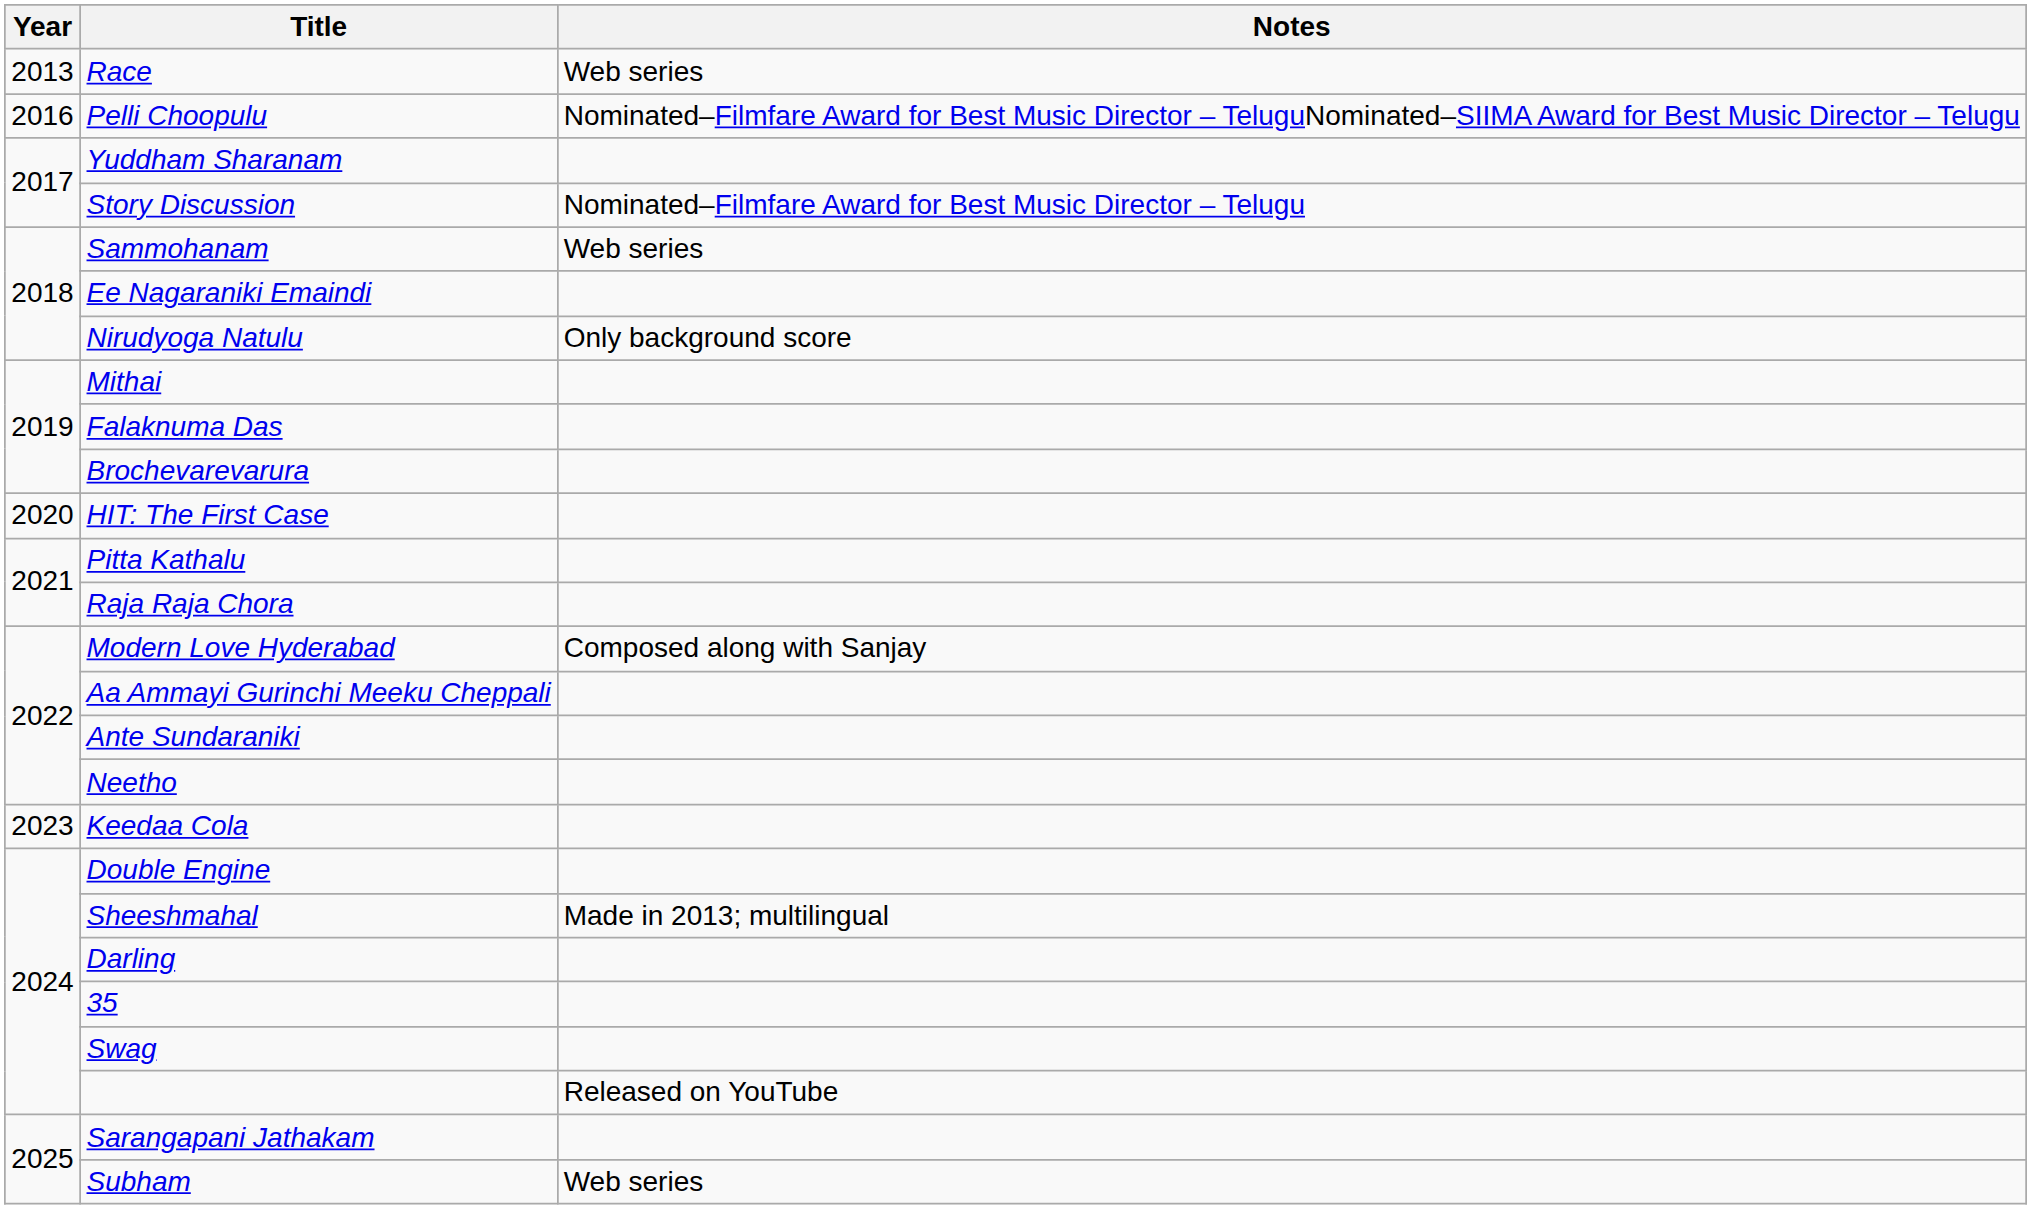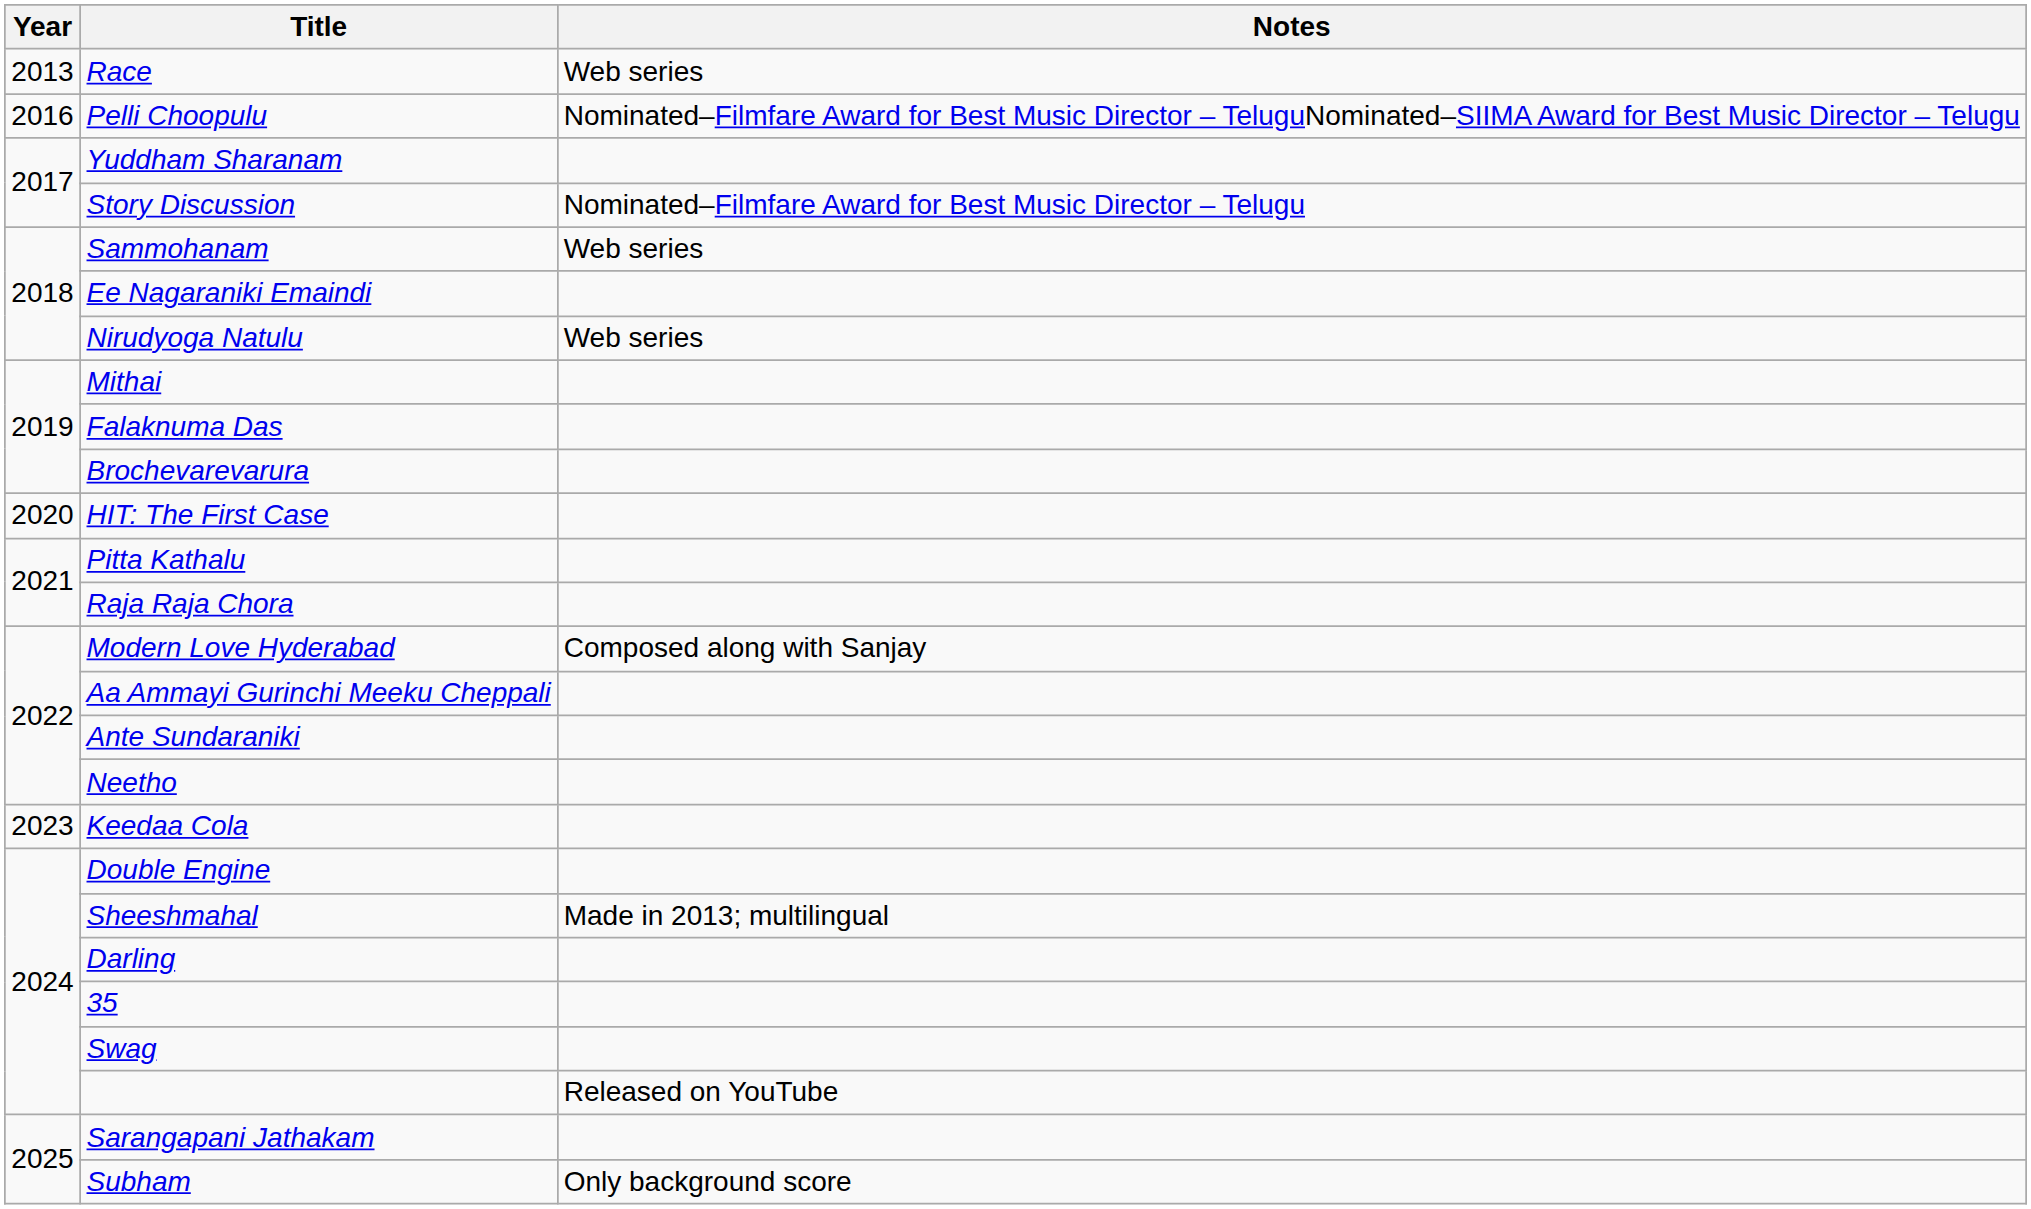(708, 337) Only background score -> (633, 337) Web series
(633, 1181) Web series -> (708, 1181) Only background score
